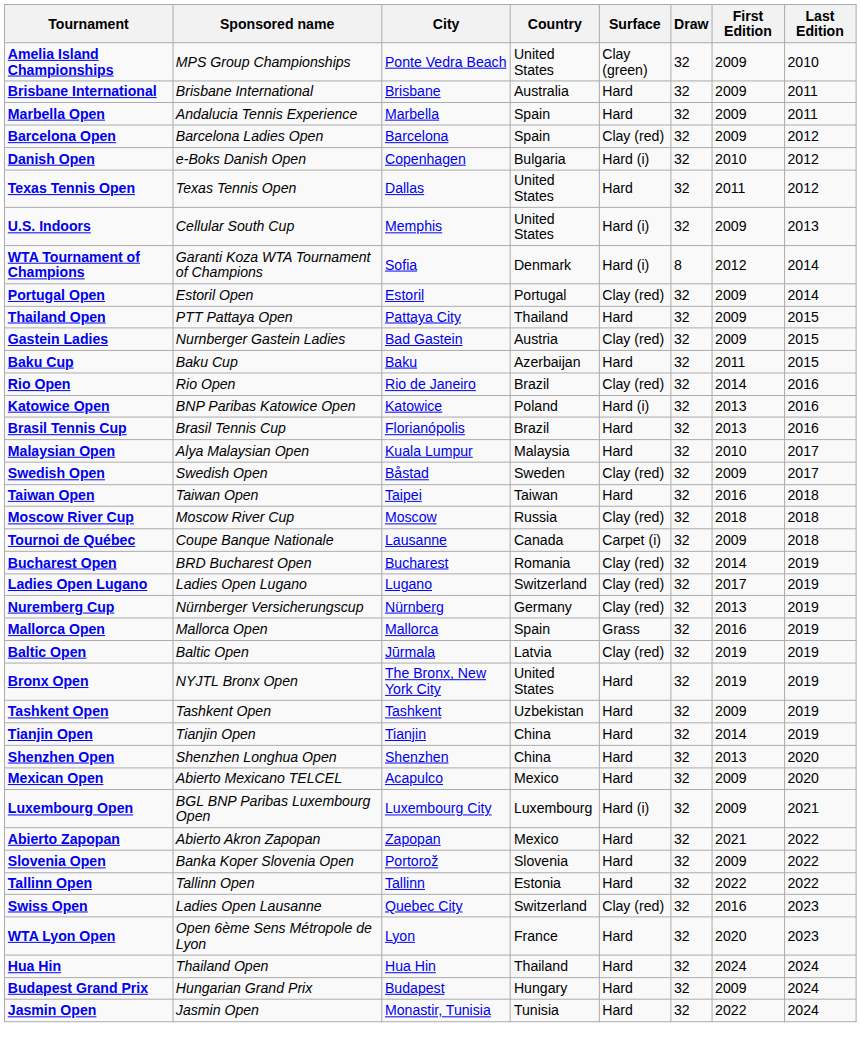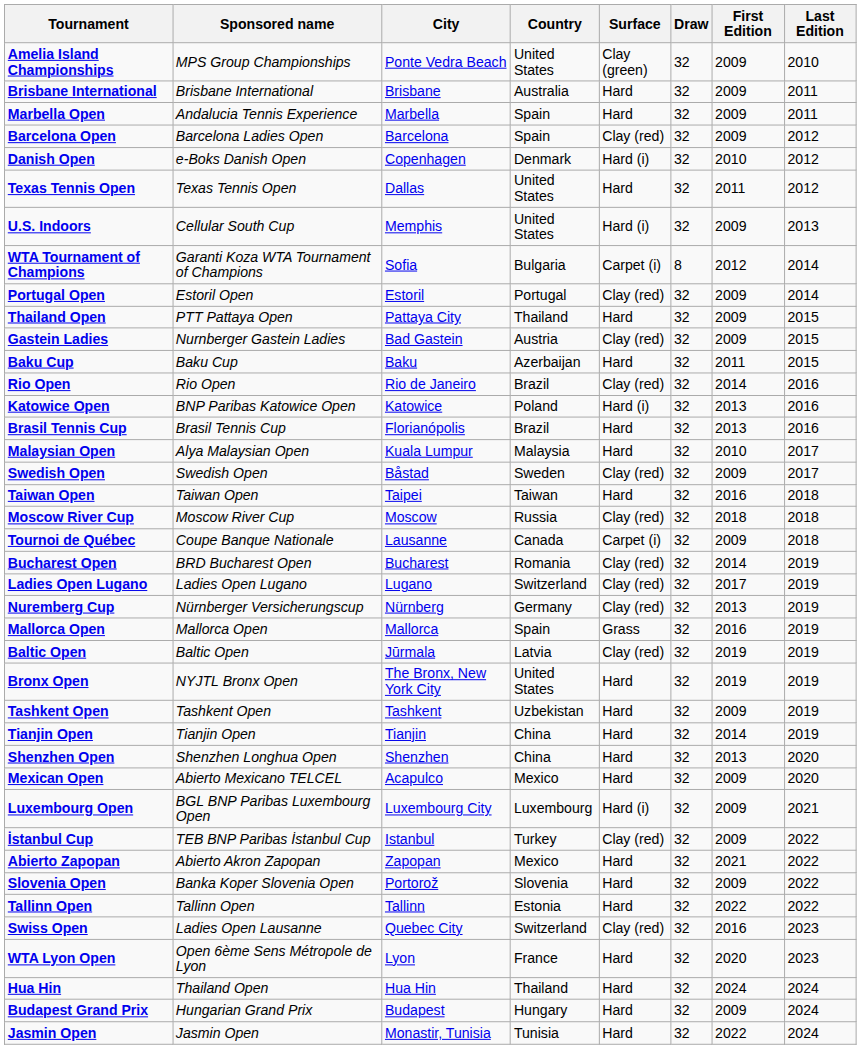(540, 159) Bulgaria -> (543, 159) Denmark
(543, 265) Denmark -> (540, 265) Bulgaria
(626, 265) Hard (i) -> (632, 265) Carpet (i)
+ row: (50, 839)
